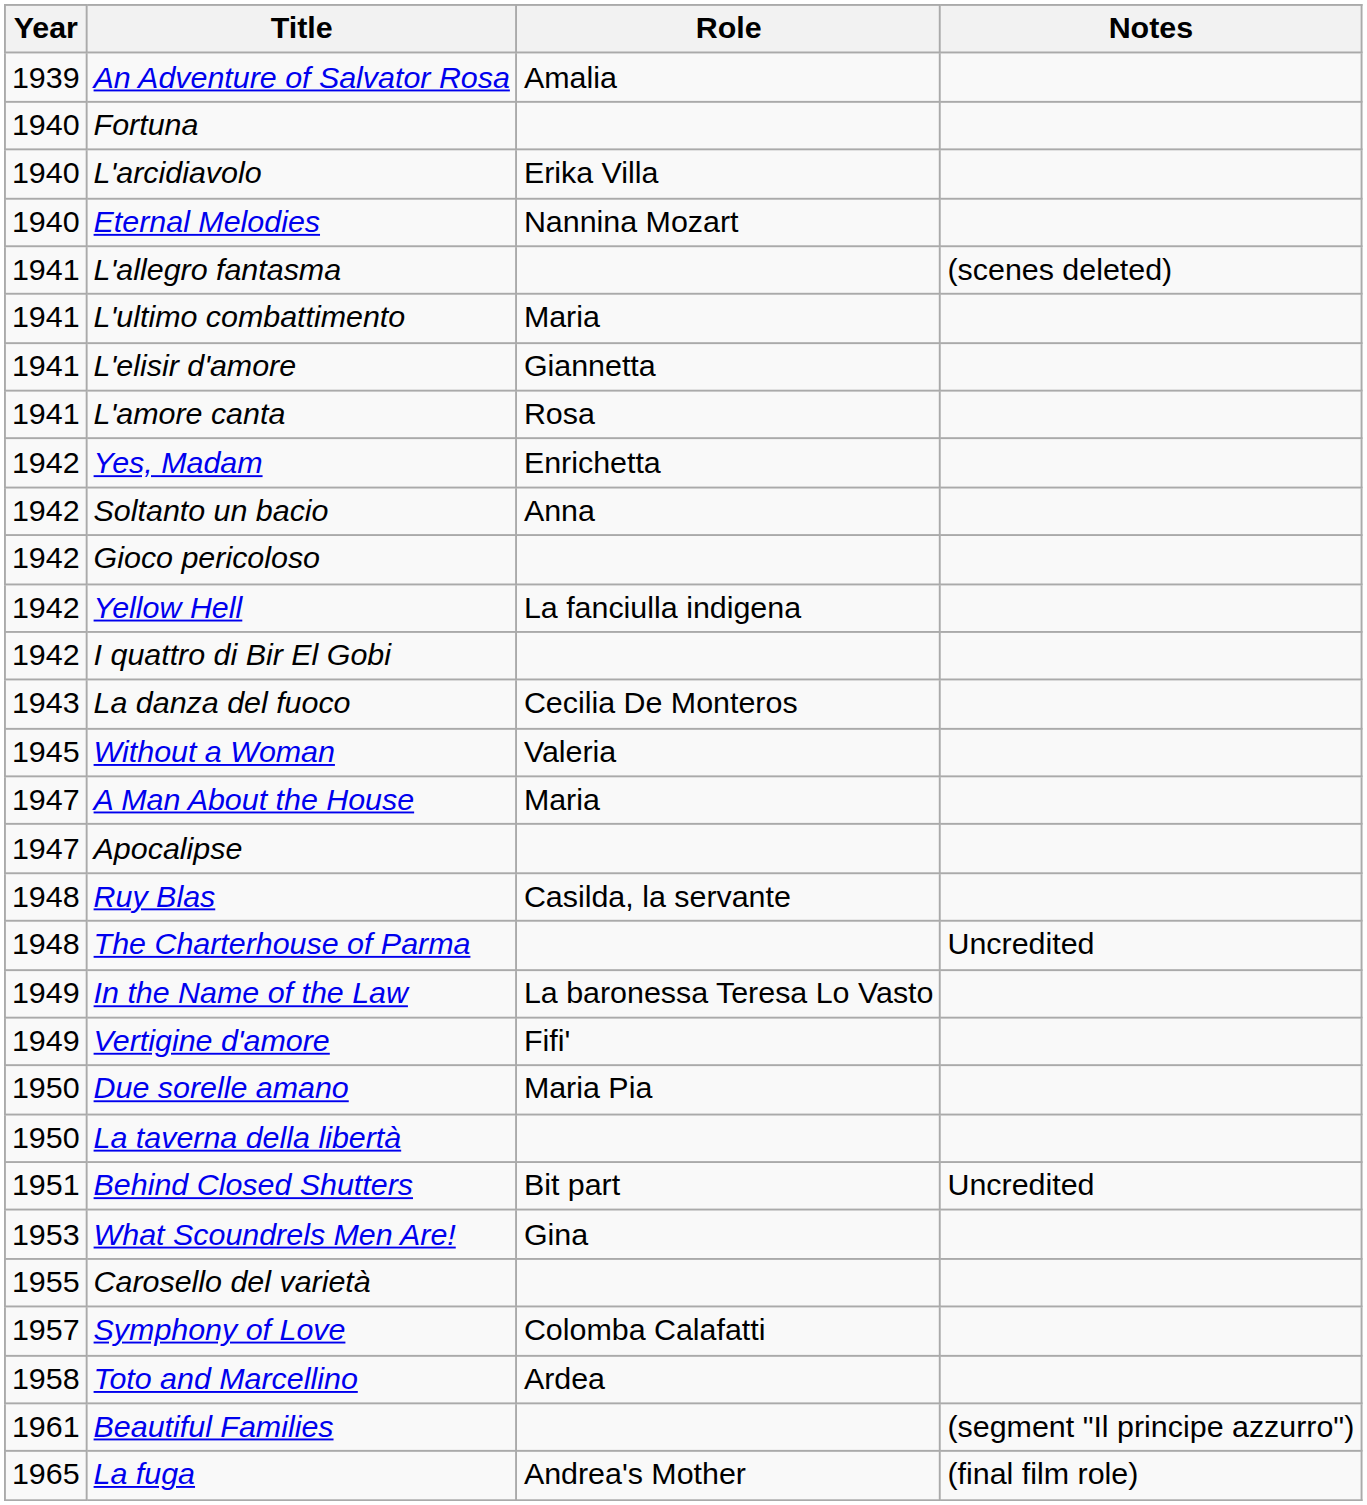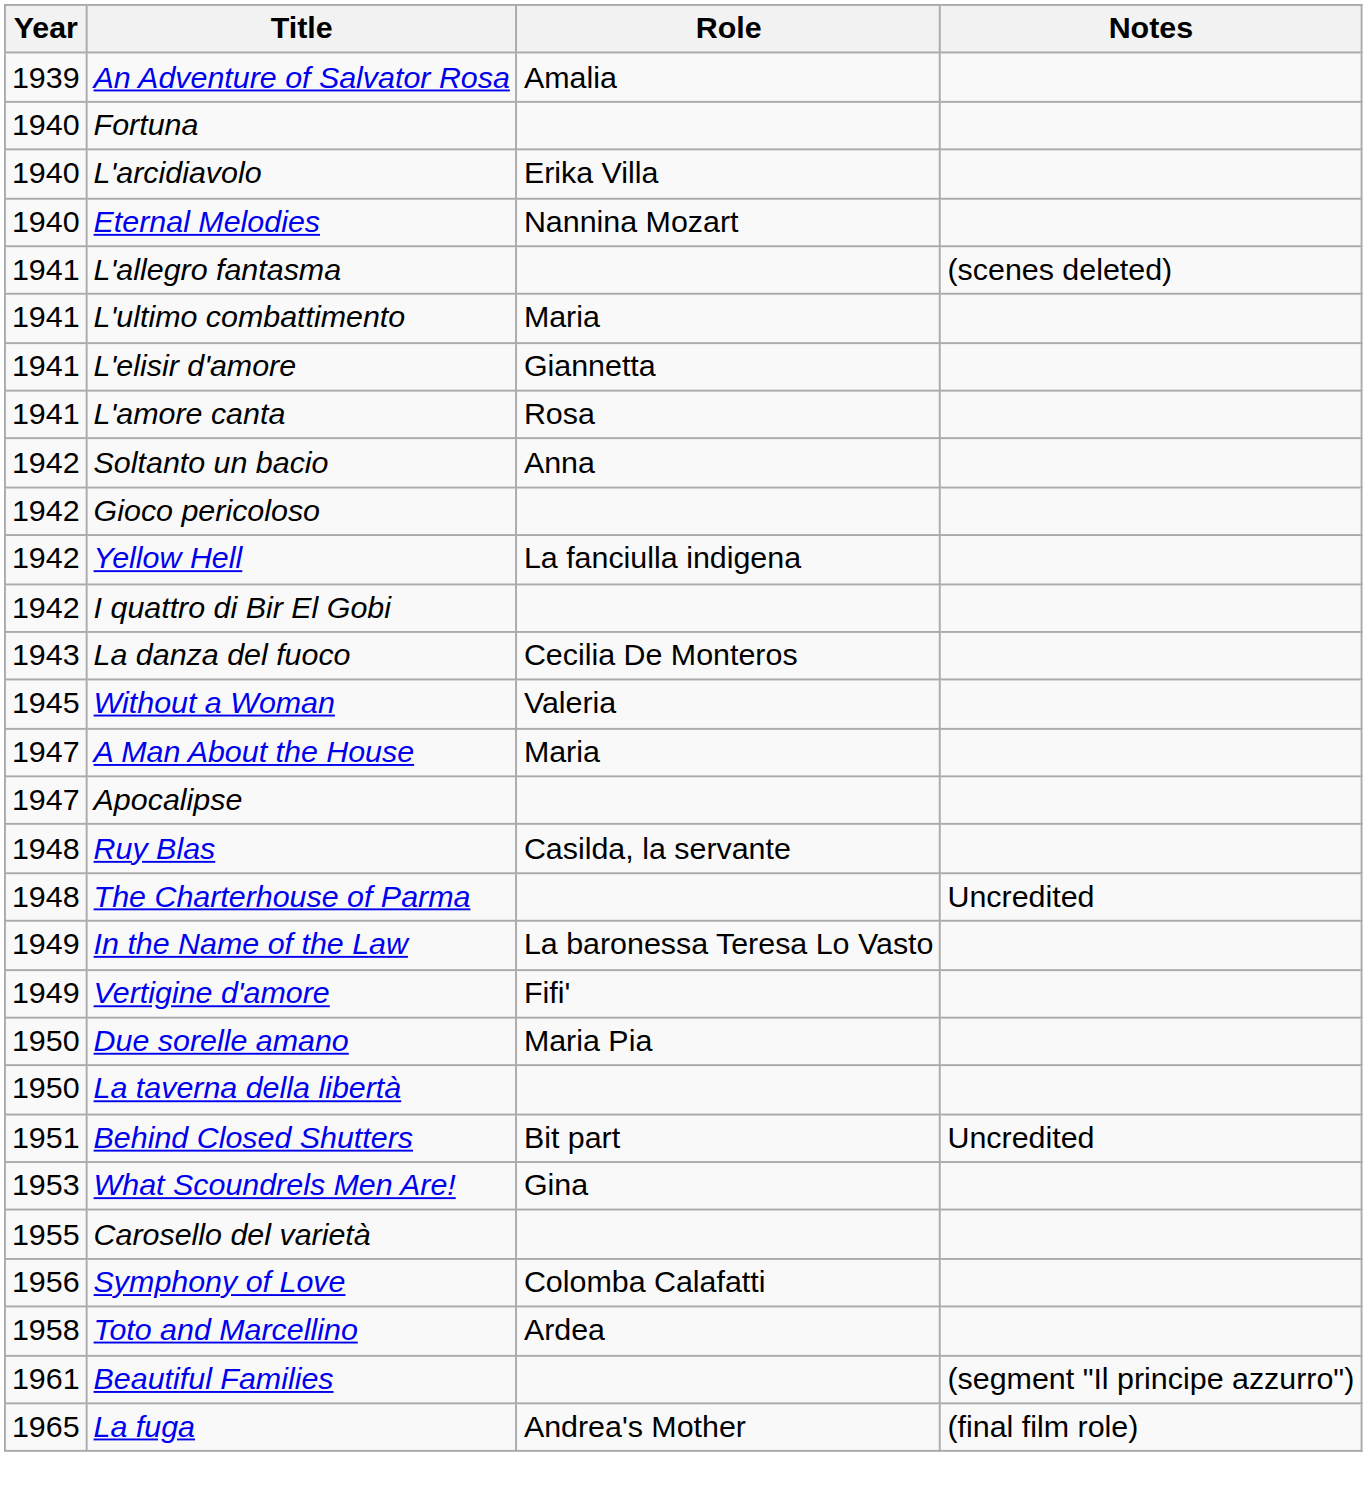- row: (178, 462)
(46, 1330) 1957 -> (46, 1282) 1956
